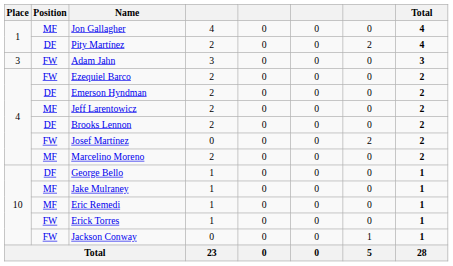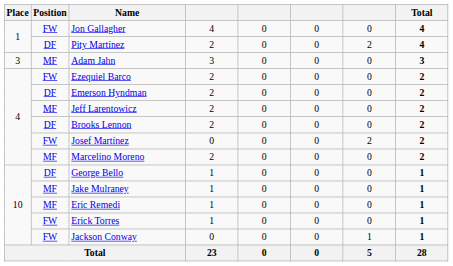(50, 28) MF -> (50, 28) FW
(50, 60) FW -> (50, 60) MF
